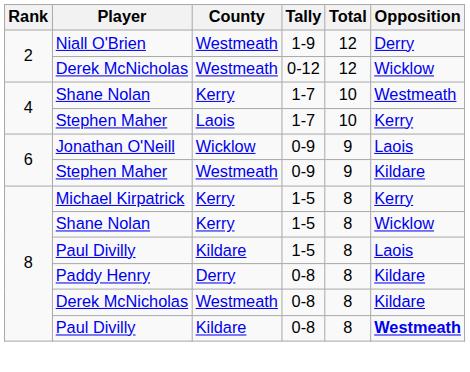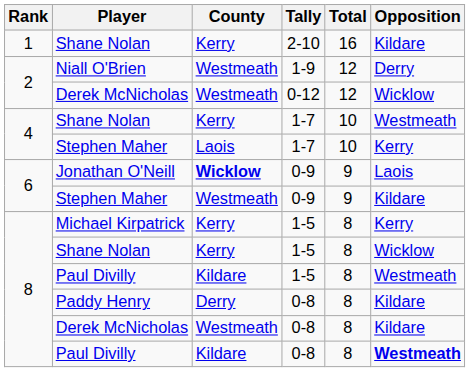+ row: (103, 43)
(226, 146) normal -> (228, 172) bold
(394, 250) Laois -> (415, 276) Westmeath
